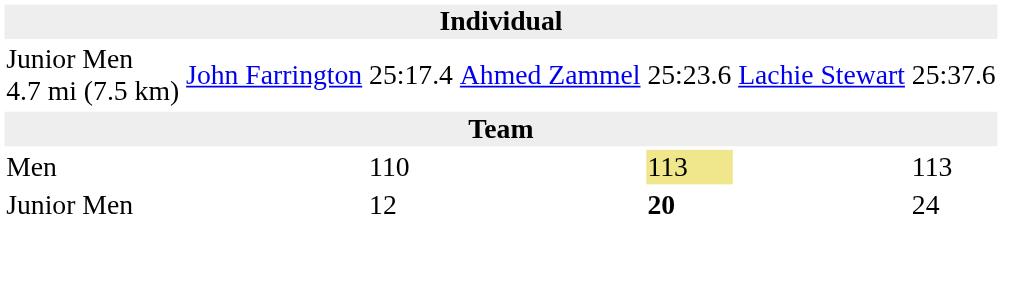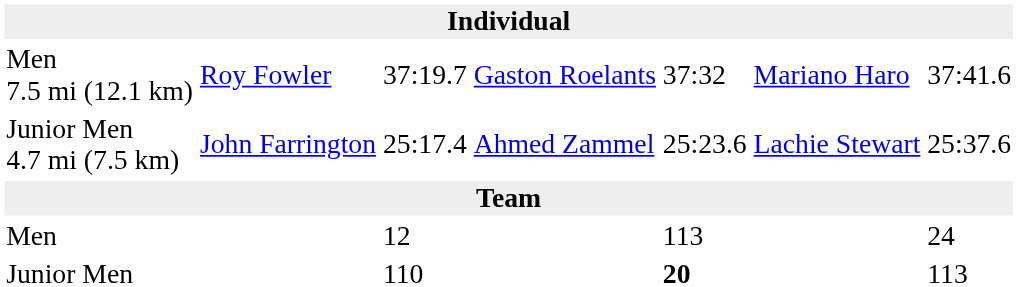+ row: (100, 75)
(389, 166) 110 -> (397, 235) 12
(668, 166) khaki background -> (683, 235) no background
(932, 166) 113 -> (941, 235) 24
(383, 204) 12 -> (403, 273) 110
(926, 204) 24 -> (948, 273) 113
